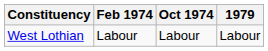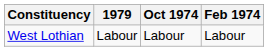columns swapped: (125, 14) <-> (240, 14)
